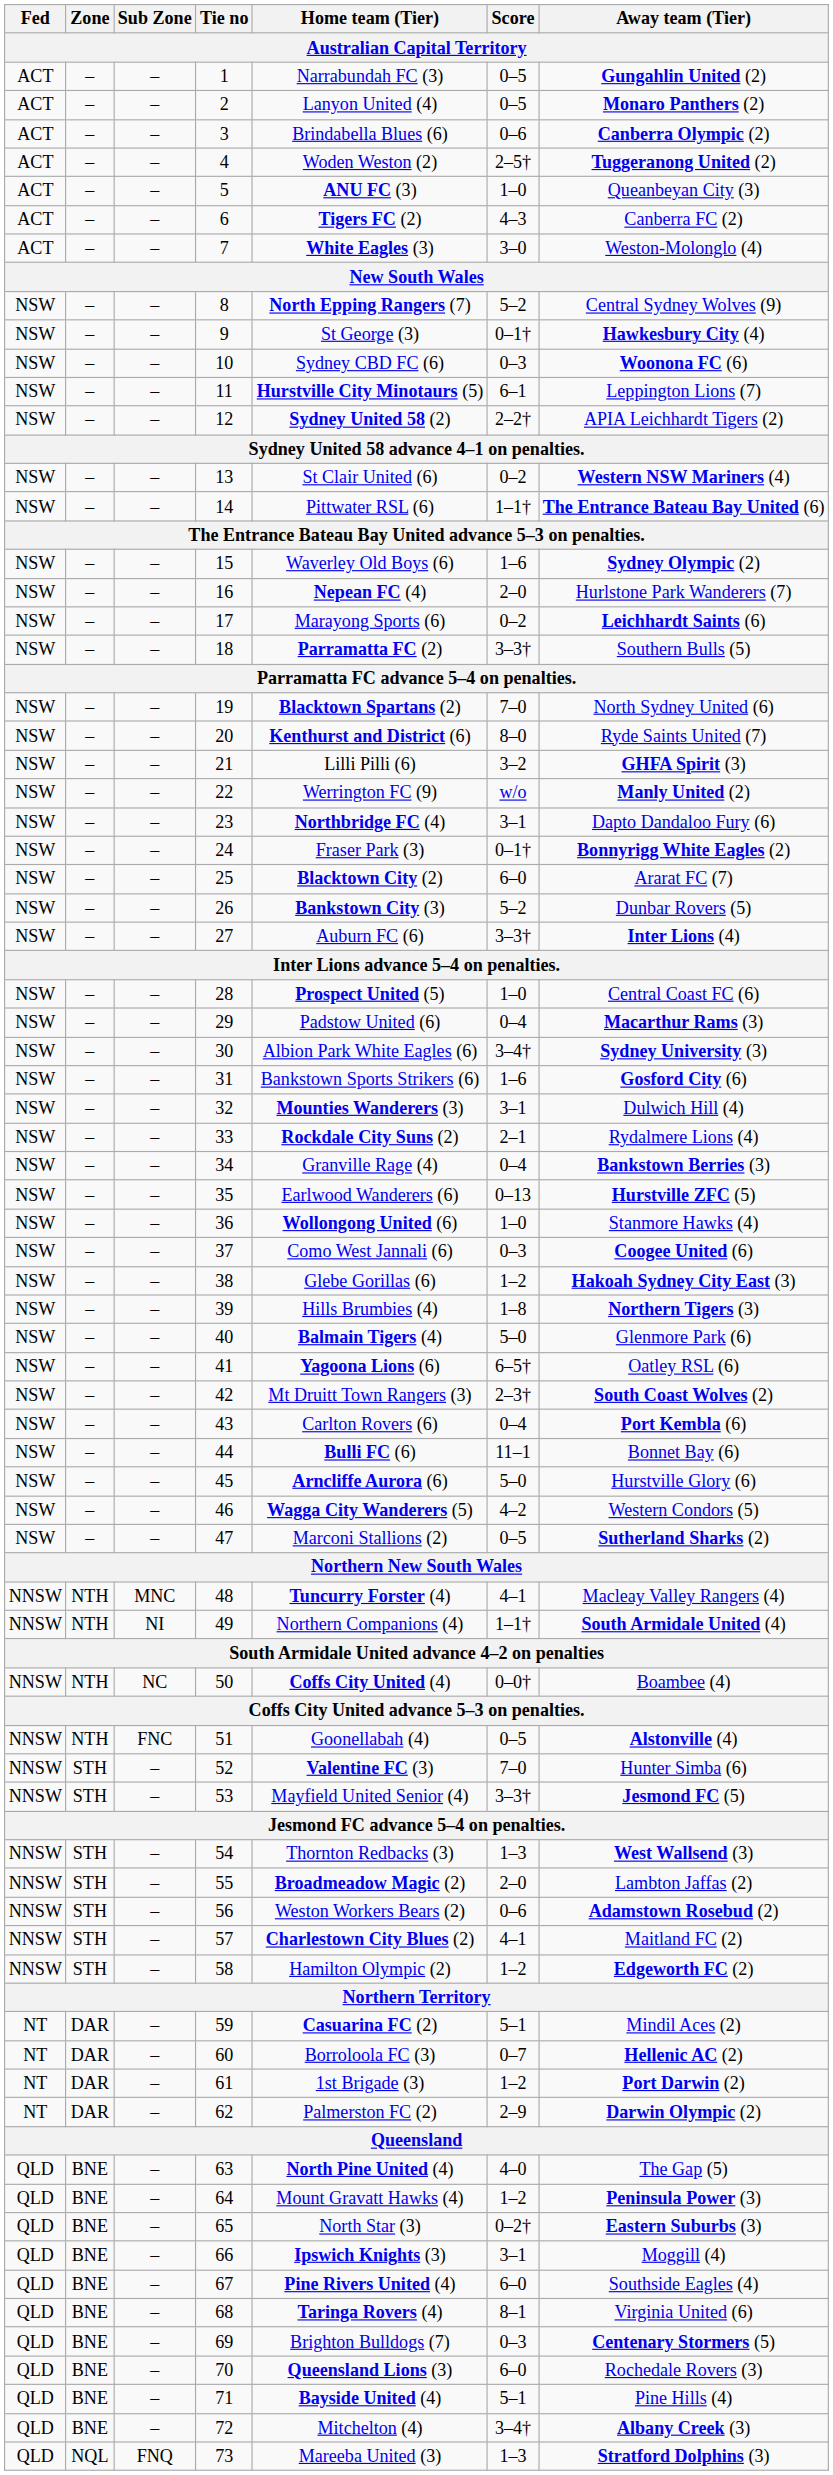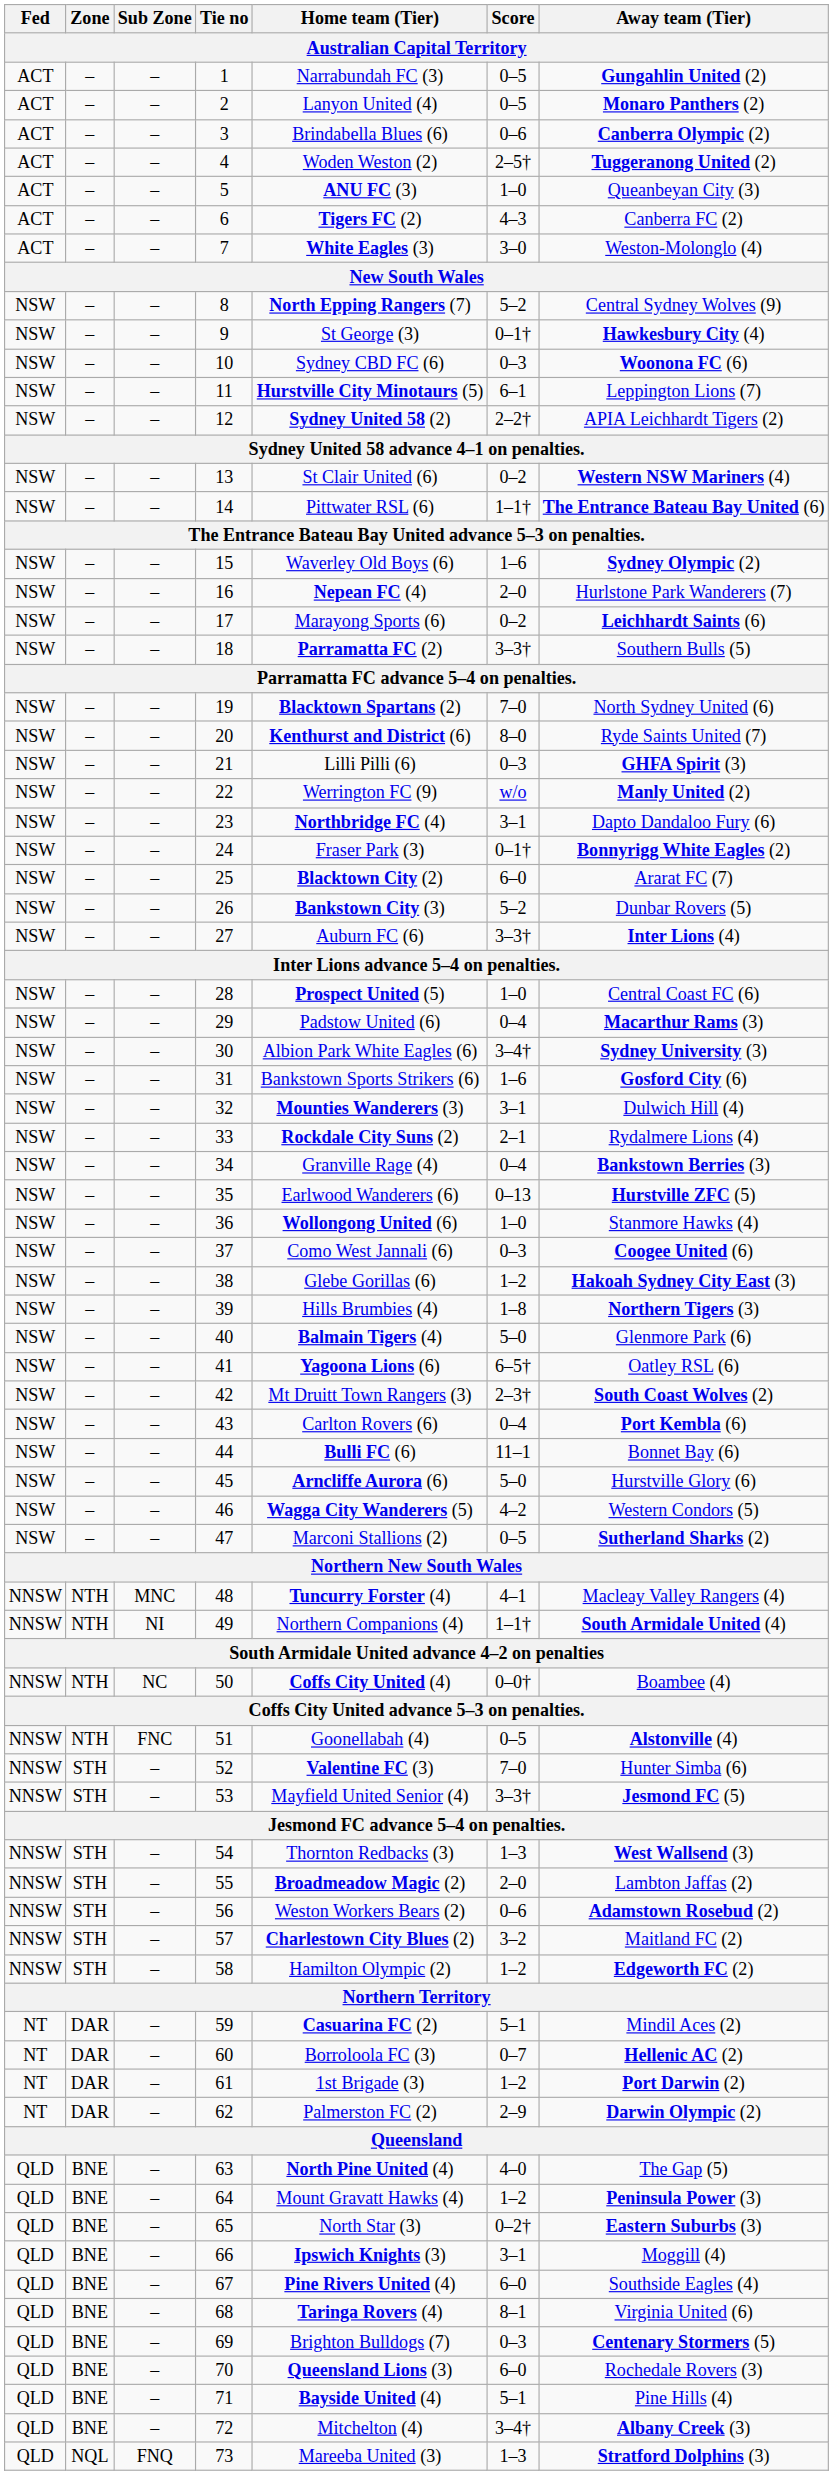(513, 764) 3–2 -> (513, 764) 0–3
(513, 1939) 4–1 -> (513, 1939) 3–2
